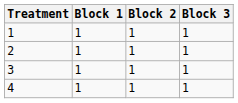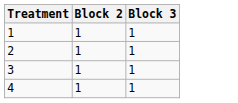- column: (99, 14)
